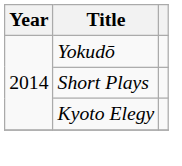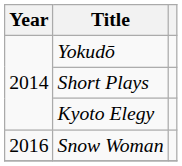+ row: (111, 144)
